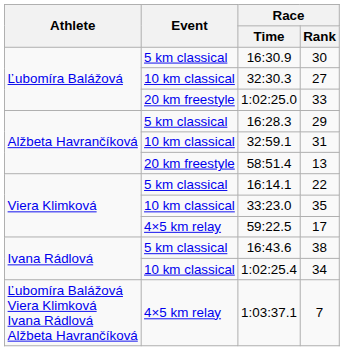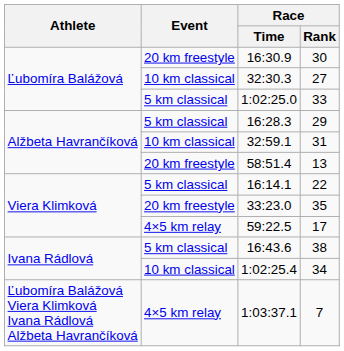(186, 58) 5 km classical -> (189, 58) 20 km freestyle
(189, 100) 20 km freestyle -> (186, 100) 5 km classical
(189, 206) 10 km classical -> (189, 206) 20 km freestyle
